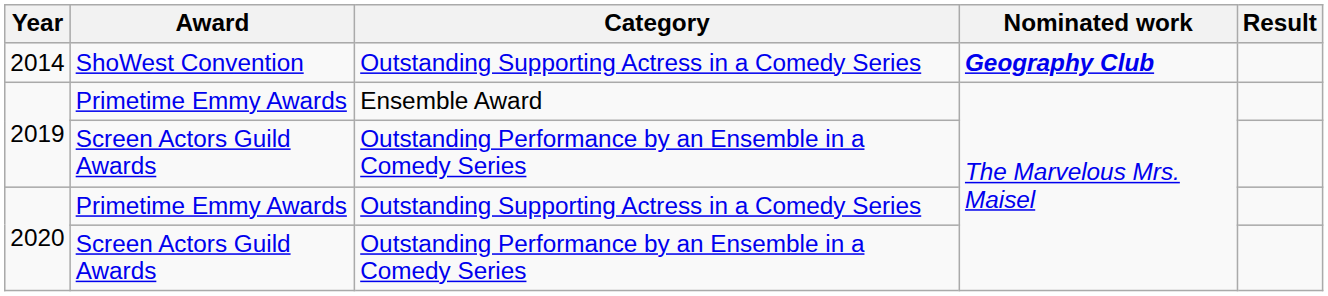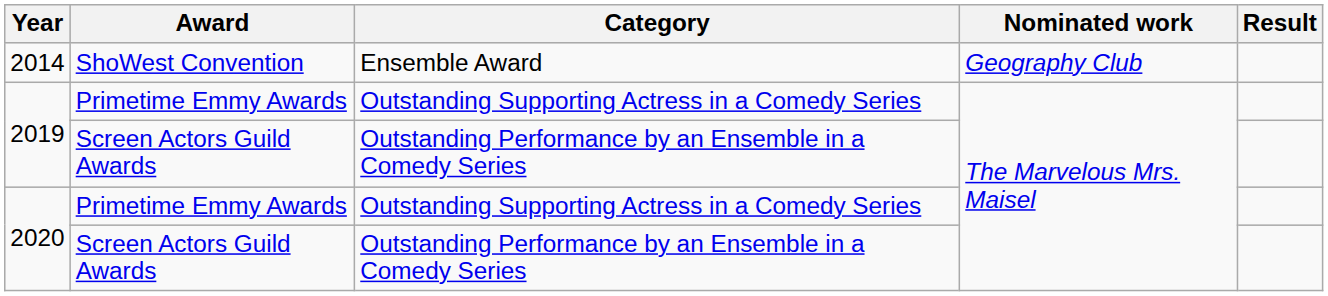(641, 62) Outstanding Supporting Actress in a Comedy Series -> (451, 62) Ensemble Award
(1060, 62) bold -> (1054, 62) normal
(451, 100) Ensemble Award -> (641, 100) Outstanding Supporting Actress in a Comedy Series
